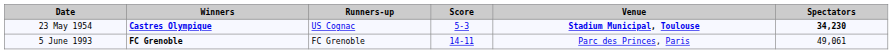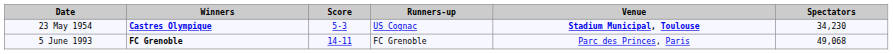columns swapped: (462, 12) <-> (370, 12)
(832, 27) bold -> (832, 27) normal
(832, 42) 49,061 -> (832, 42) 49,068
